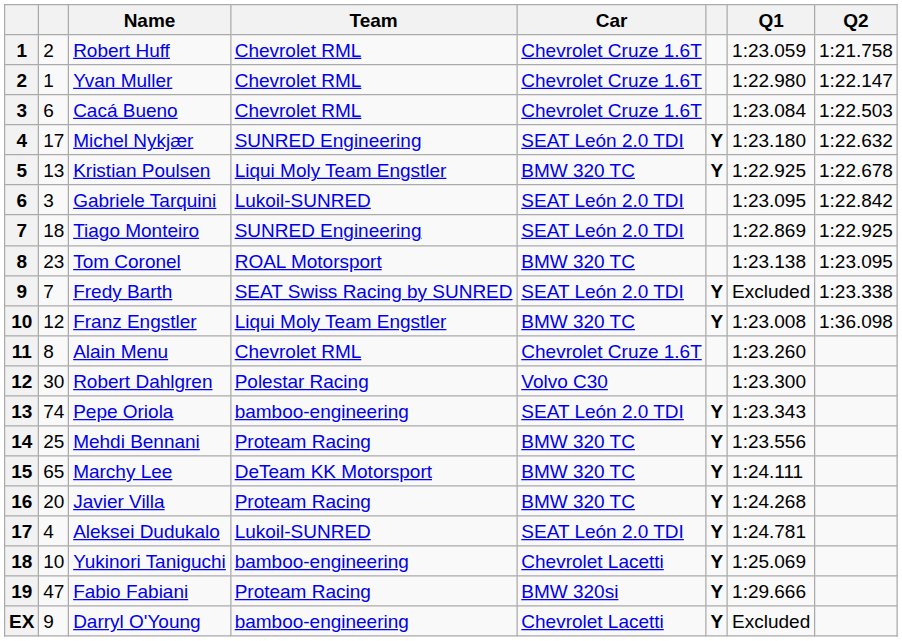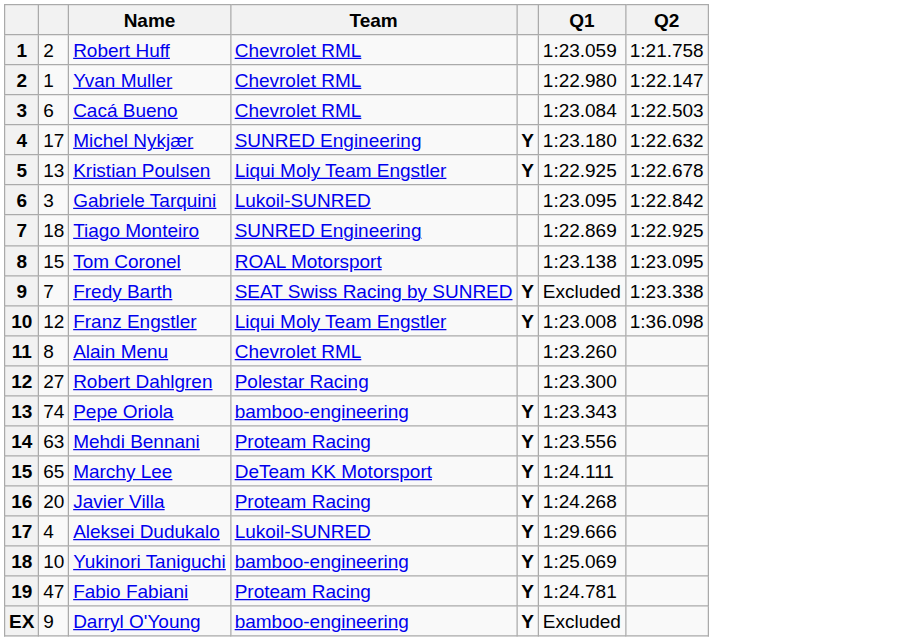- column: (612, 20)
(54, 260) 23 -> (54, 260) 15
(54, 381) 30 -> (54, 381) 27
(54, 441) 25 -> (54, 441) 63
(769, 531) 1:24.781 -> (580, 531) 1:29.666
(769, 591) 1:29.666 -> (580, 591) 1:24.781
